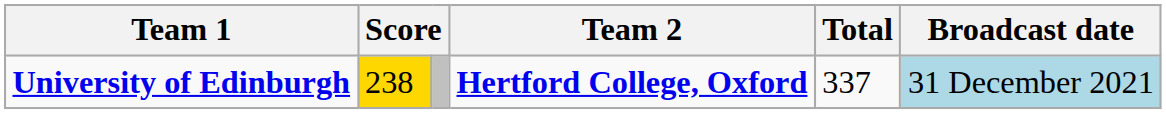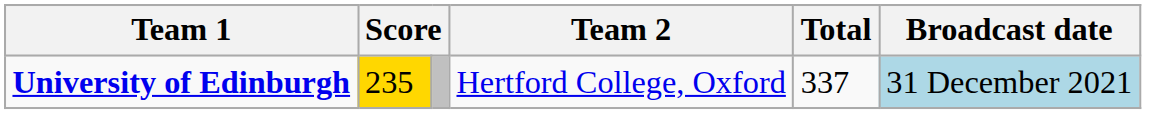(389, 81) 238 -> (389, 81) 235
(632, 81) bold -> (621, 81) normal
